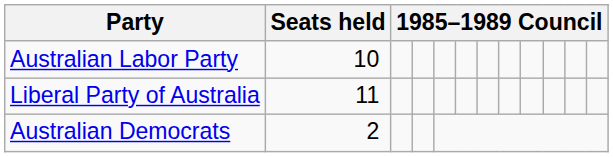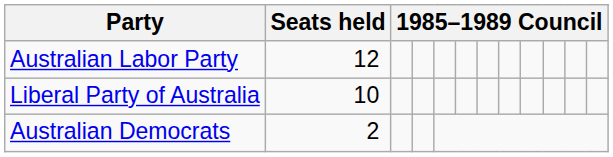(370, 59) 10 -> (370, 59) 12
(370, 95) 11 -> (370, 95) 10
